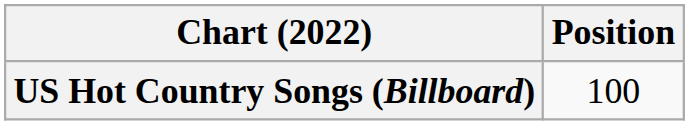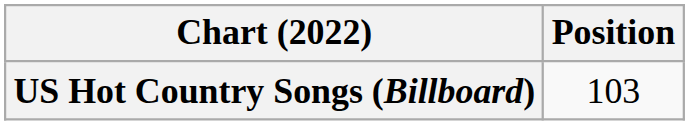(613, 89) 100 -> (613, 89) 103
